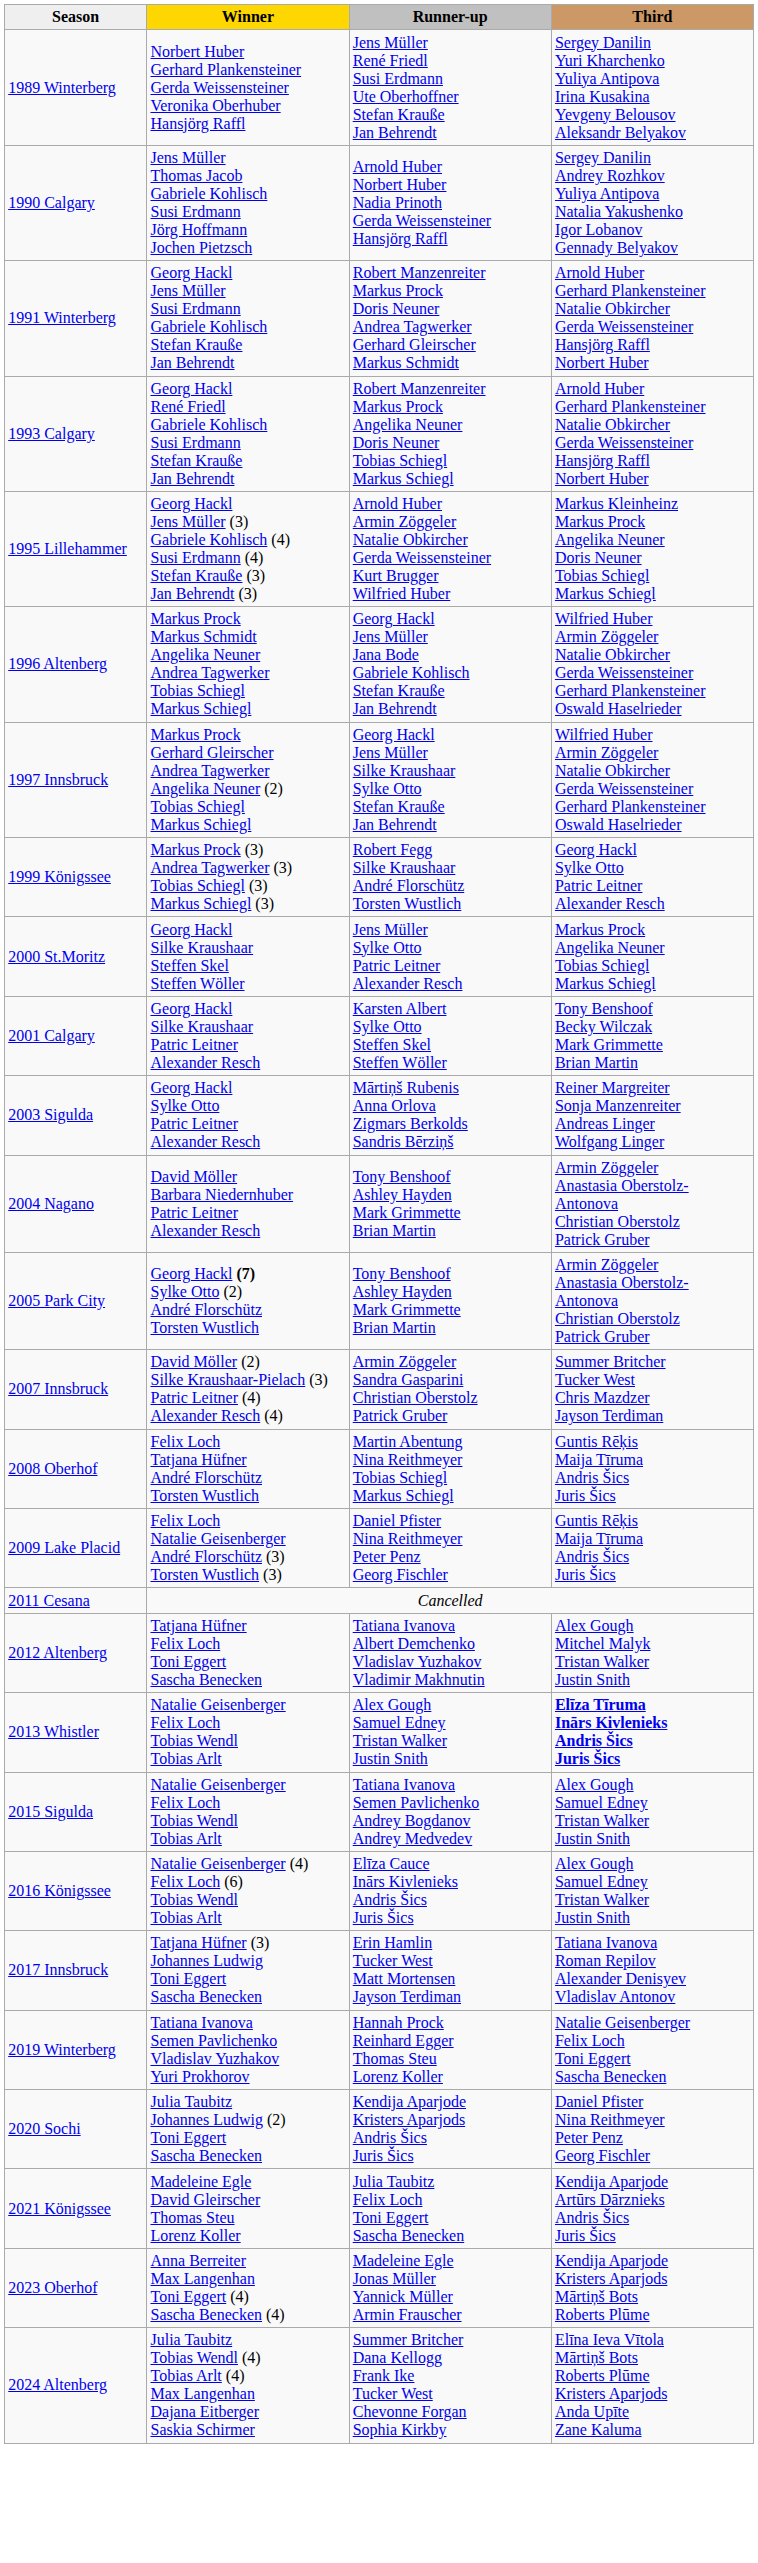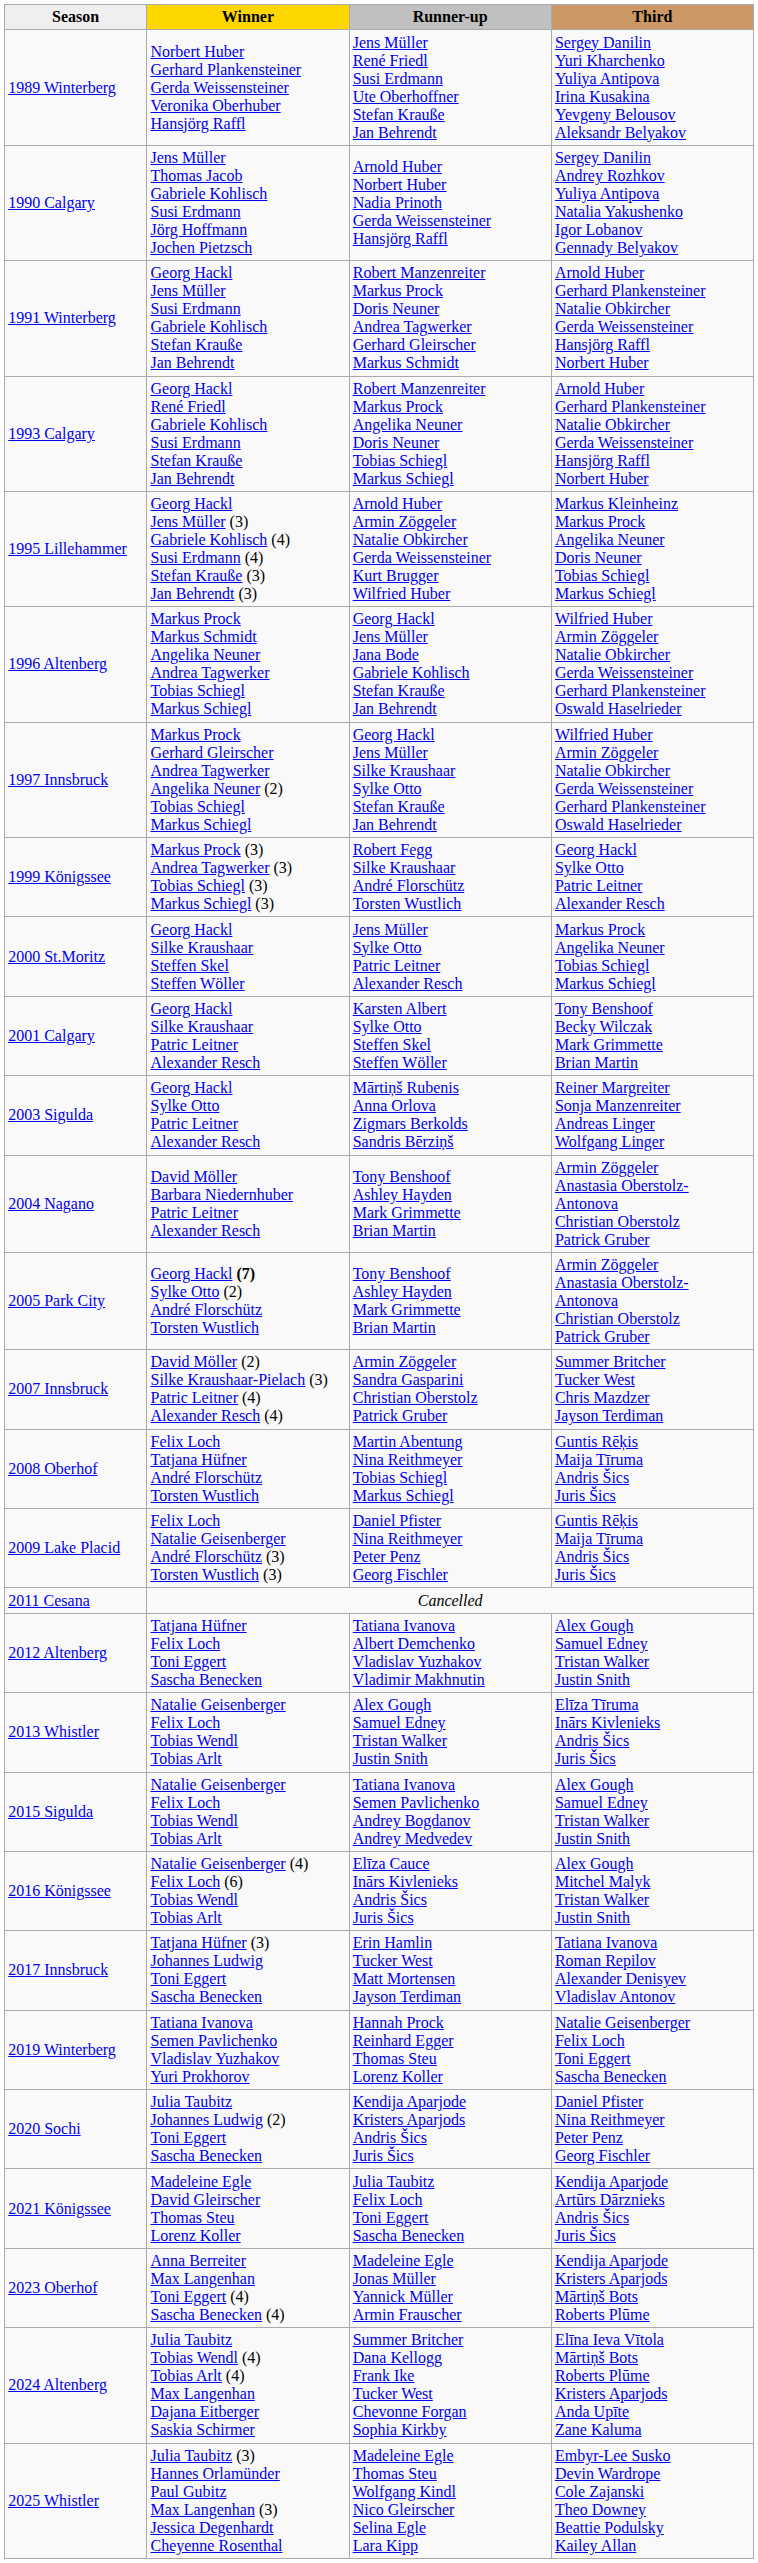(603, 1652) Alex Gough Mitchel Malyk Tristan Walker Justin Snith -> (602, 1652) Alex Gough Samuel Edney Tristan Walker Justin Snith
(611, 1732) bold -> (608, 1732) normal
(602, 1891) Alex Gough Samuel Edney Tristan Walker Justin Snith -> (603, 1891) Alex Gough Mitchel Malyk Tristan Walker Justin Snith
+ row: (54, 2500)
